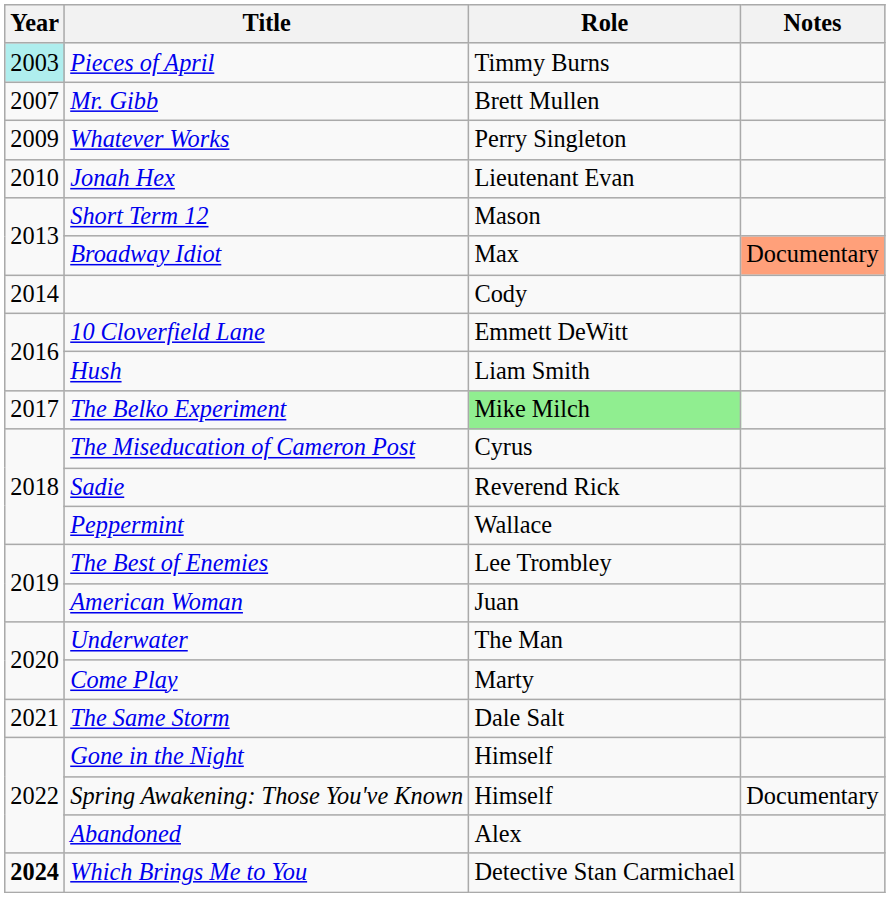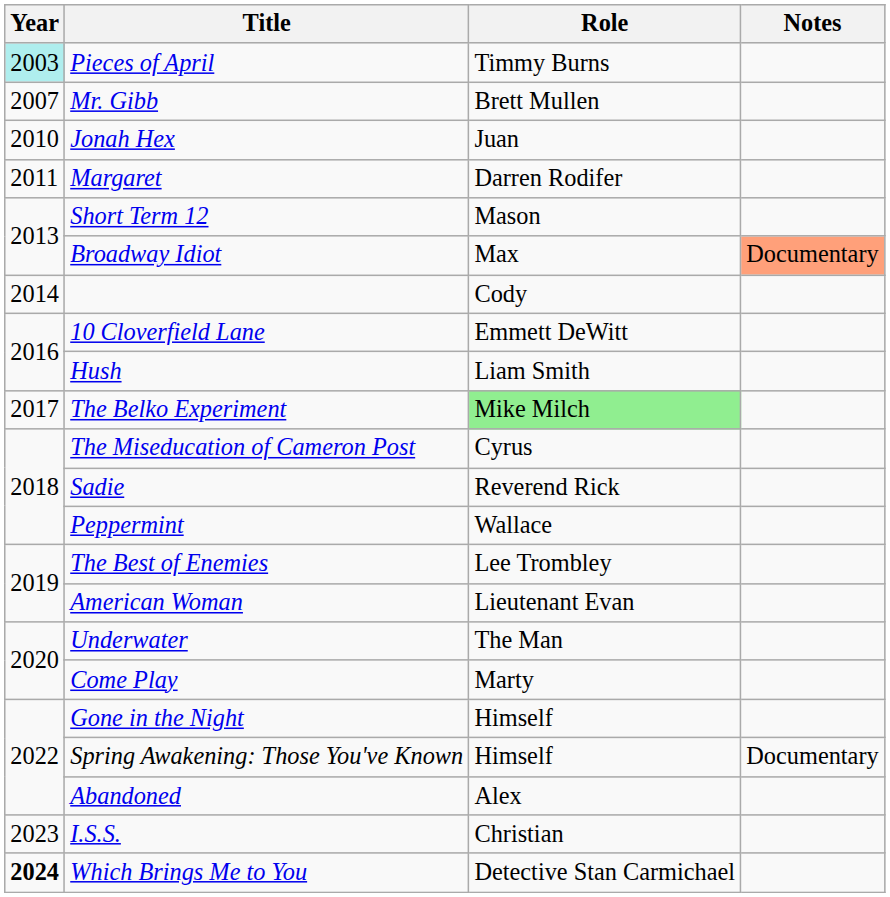- row: (150, 139)
(554, 178) Lieutenant Evan -> (497, 139) Juan
+ row: (116, 178)
(497, 602) Juan -> (554, 602) Lieutenant Evan
- row: (150, 718)
+ row: (96, 833)
